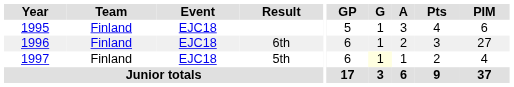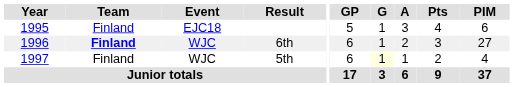(111, 43) normal -> (113, 43) bold
(198, 43) EJC18 -> (202, 43) WJC
(198, 59) EJC18 -> (202, 59) WJC
